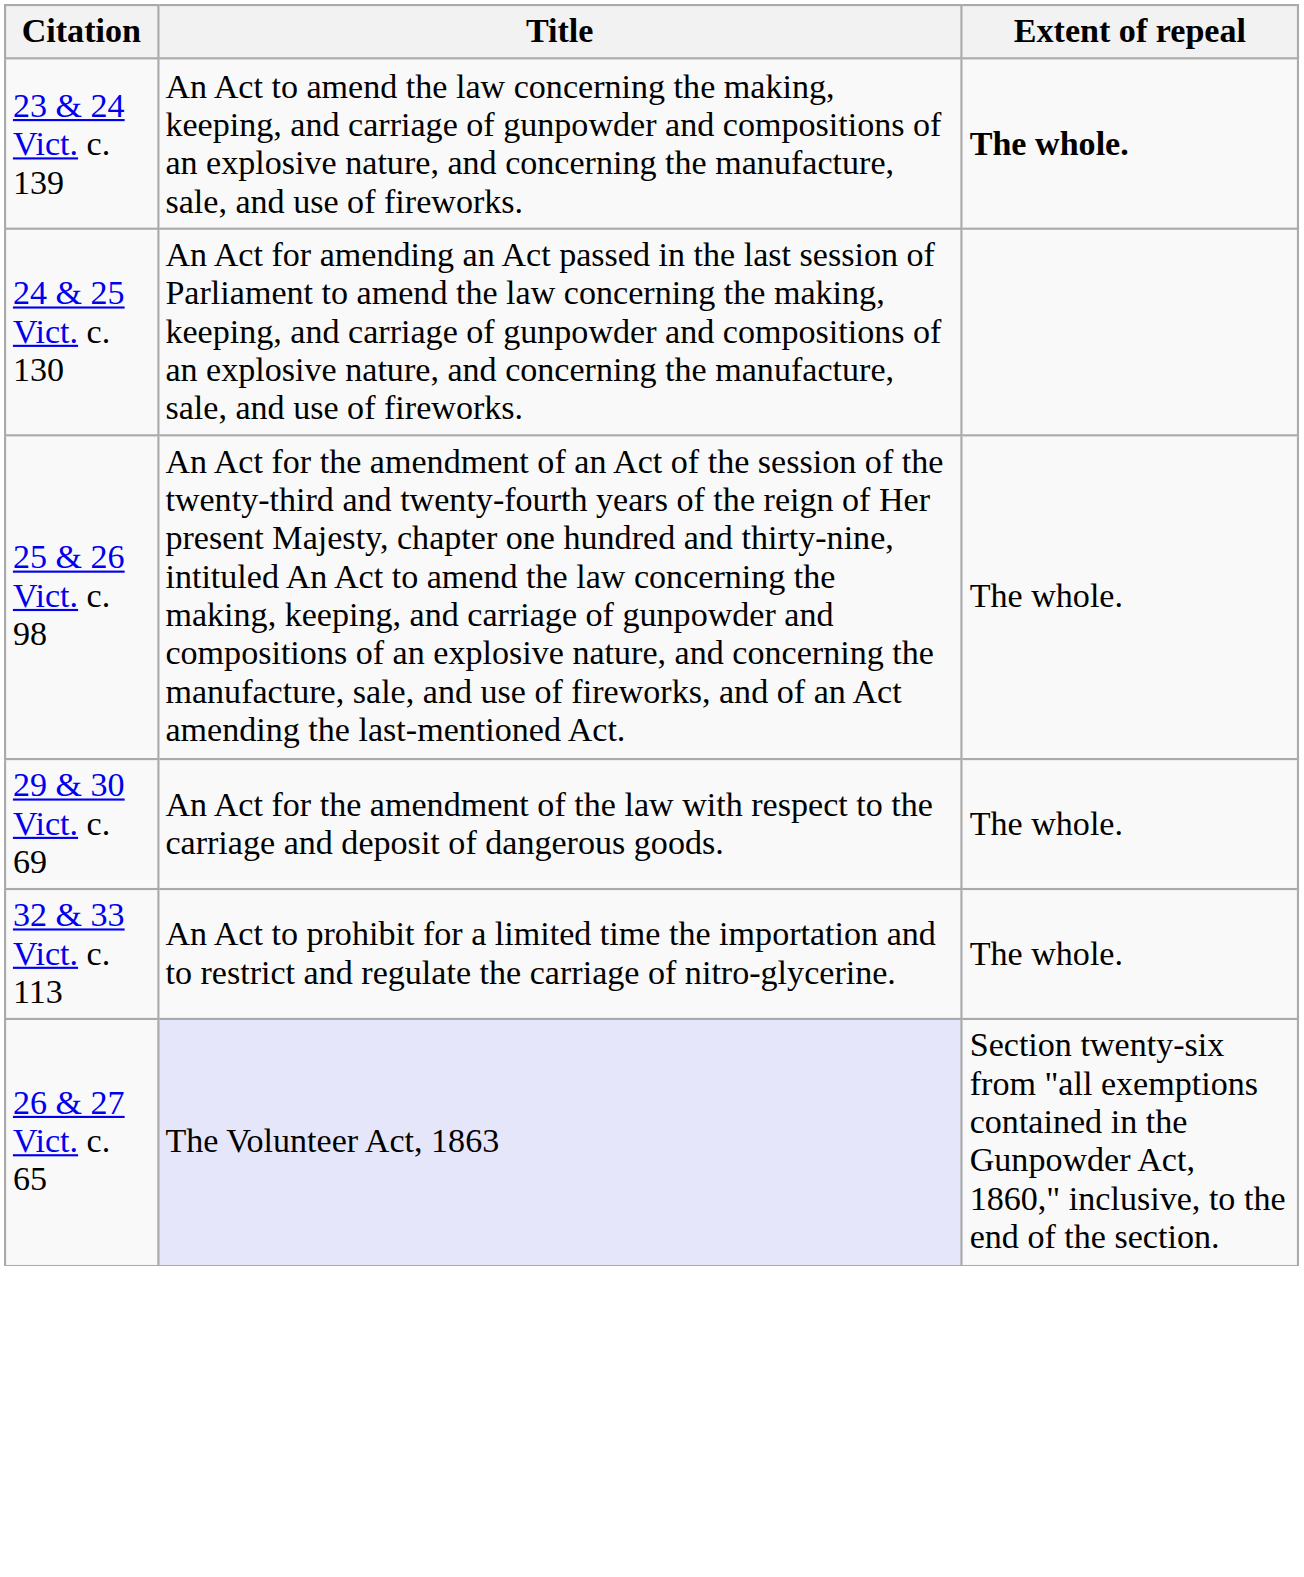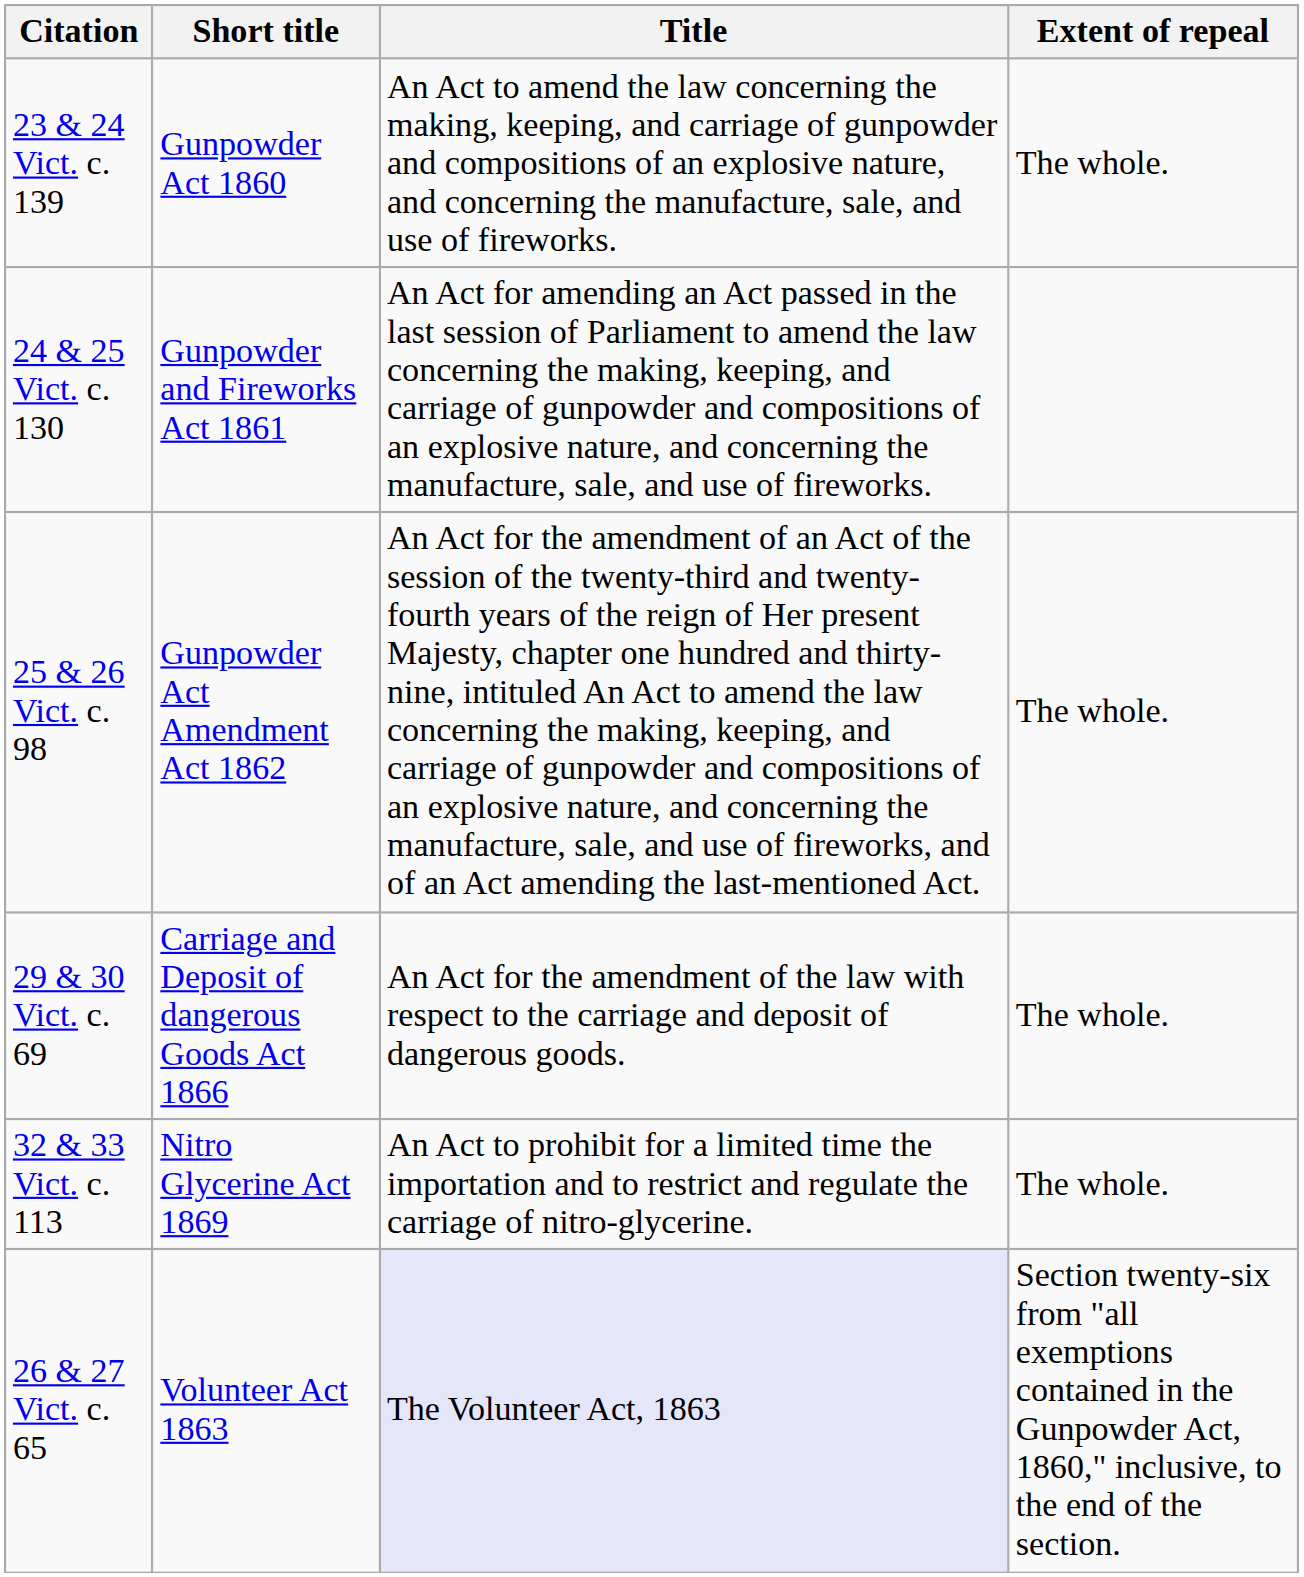+ column: (266, 31)
(1049, 143) bold -> (1092, 162) normal
